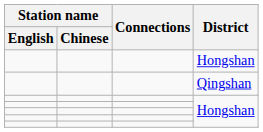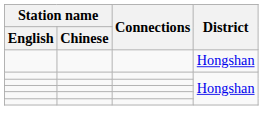- row: (31, 83)
